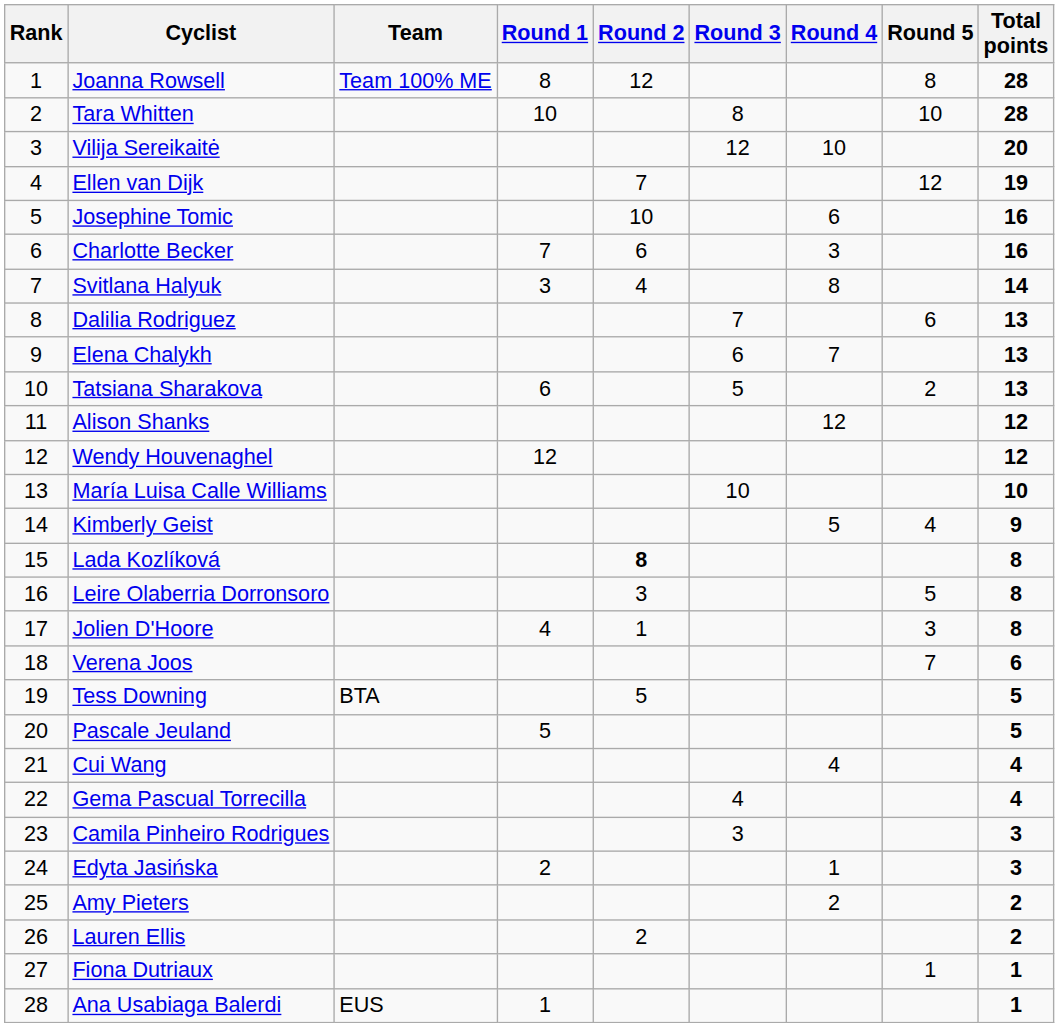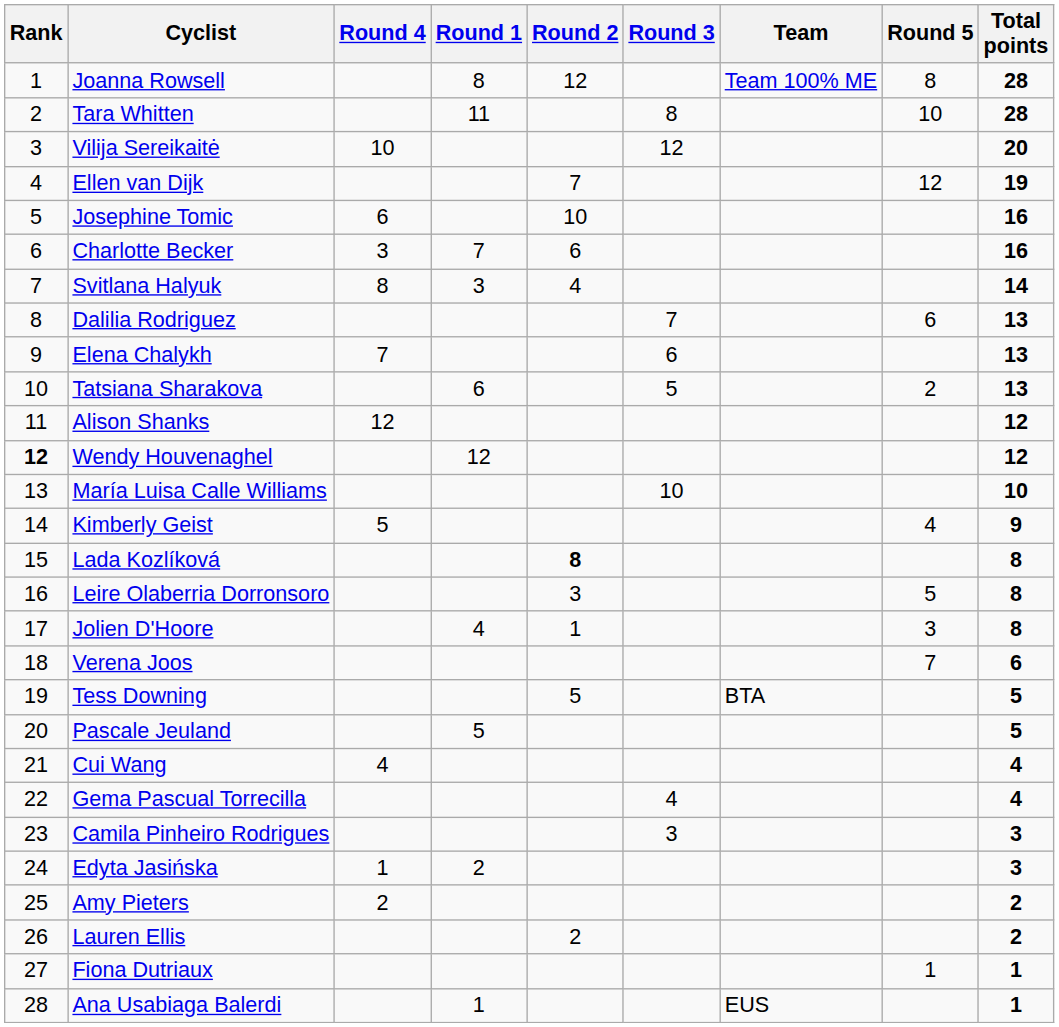columns swapped: (416, 33) <-> (834, 33)
(545, 114) 10 -> (479, 114) 11
(36, 457) normal -> (36, 457) bold
